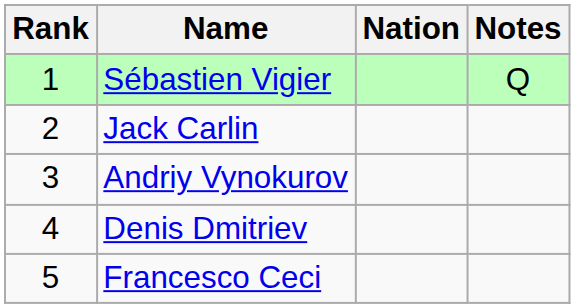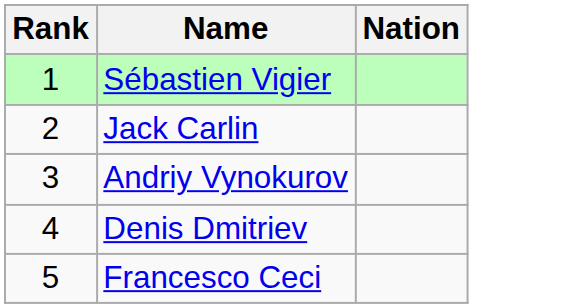- column: (518, 29)
